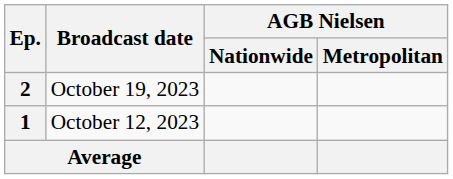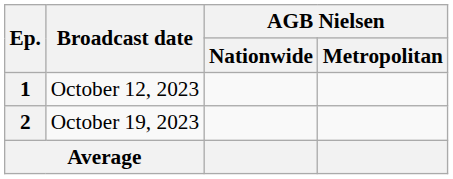rows swapped: (25, 122) <-> (25, 88)
